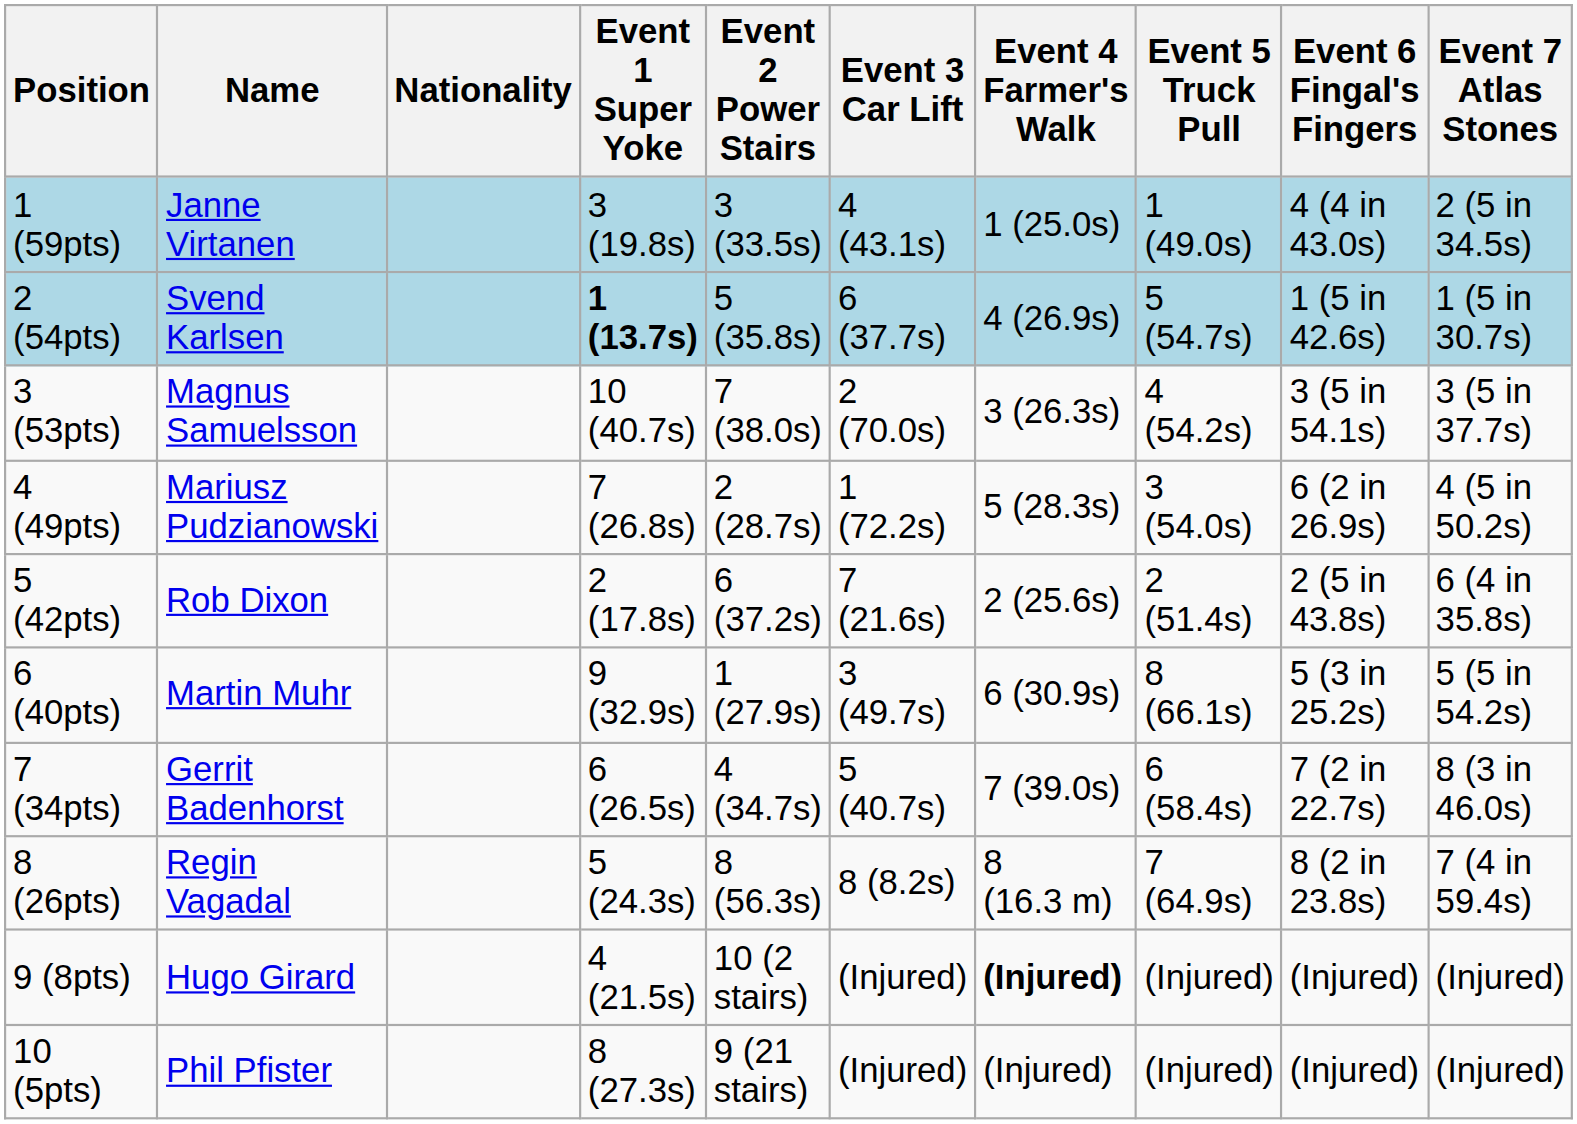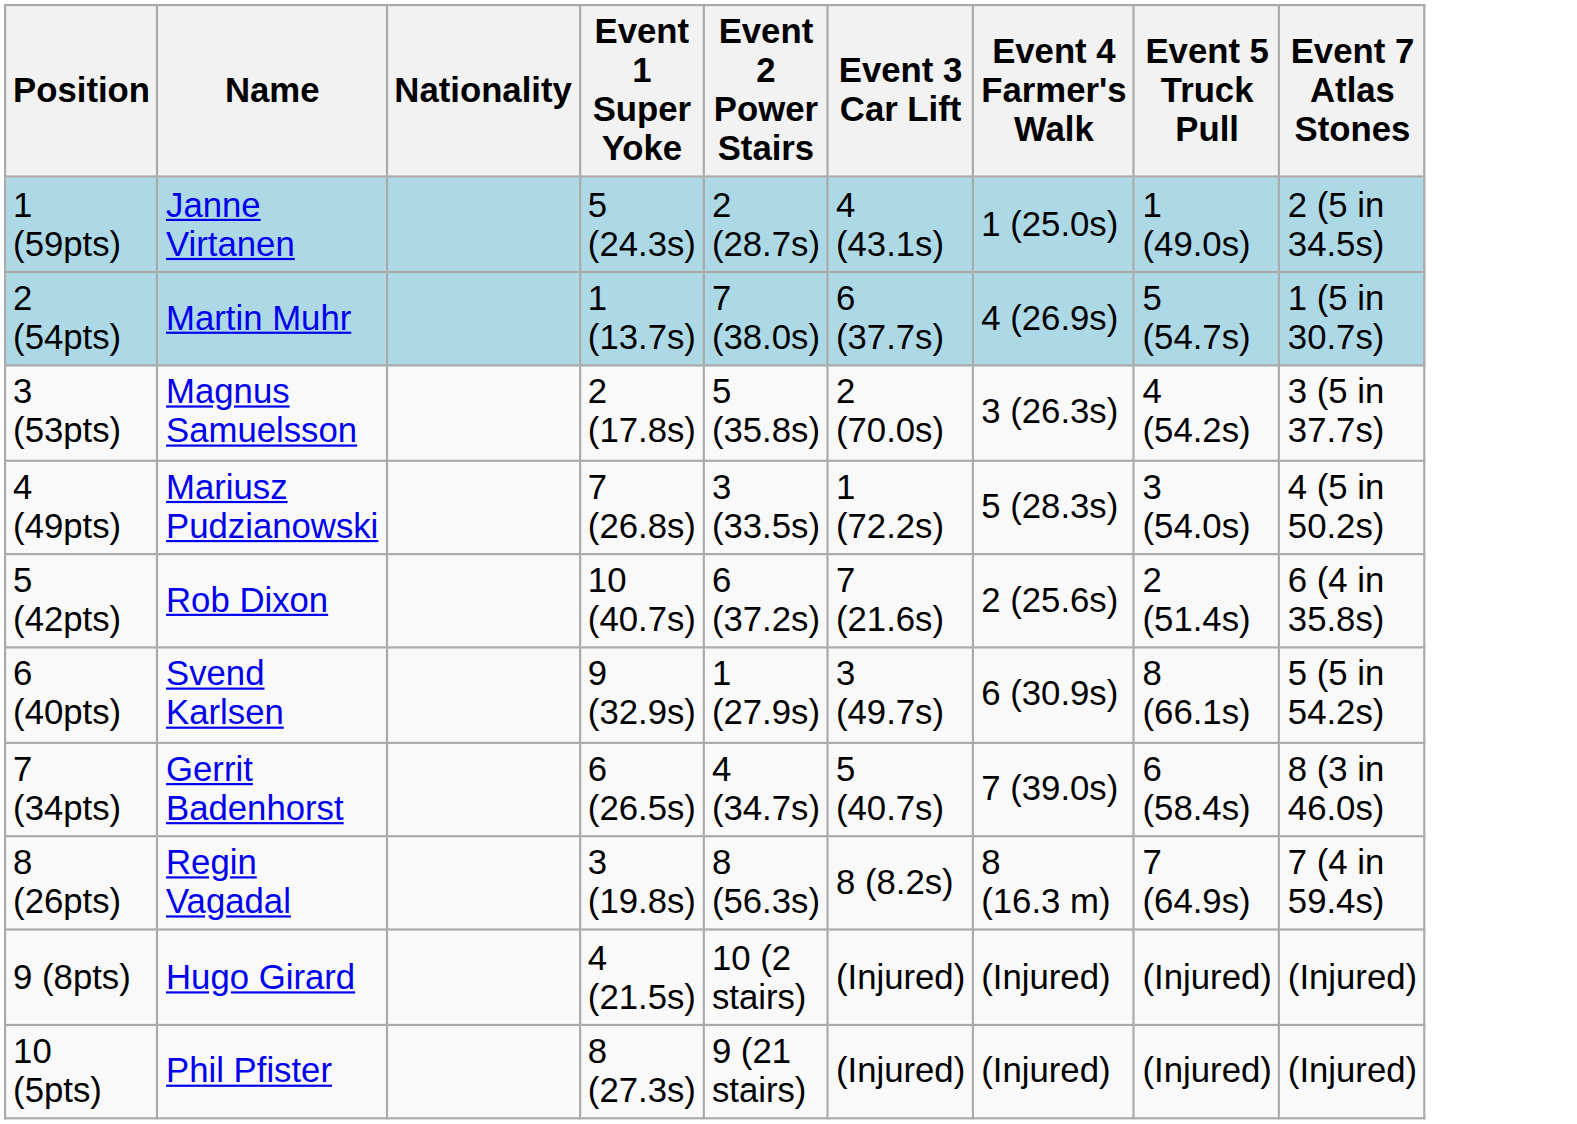- column: (1355, 90)
(642, 223) 3 (19.8s) -> (642, 223) 5 (24.3s)
(768, 223) 3 (33.5s) -> (766, 223) 2 (28.7s)
(225, 317) Svend Karlsen -> (259, 317) Martin Muhr
(643, 317) bold -> (642, 317) normal
(768, 317) 5 (35.8s) -> (766, 317) 7 (38.0s)
(642, 412) 10 (40.7s) -> (642, 412) 2 (17.8s)
(768, 412) 7 (38.0s) -> (766, 412) 5 (35.8s)
(768, 506) 2 (28.7s) -> (766, 506) 3 (33.5s)
(642, 600) 2 (17.8s) -> (642, 600) 10 (40.7s)
(259, 694) Martin Muhr -> (225, 694) Svend Karlsen
(642, 882) 5 (24.3s) -> (642, 882) 3 (19.8s)
(1053, 976) bold -> (1046, 976) normal
